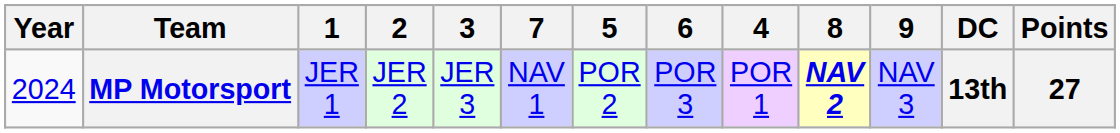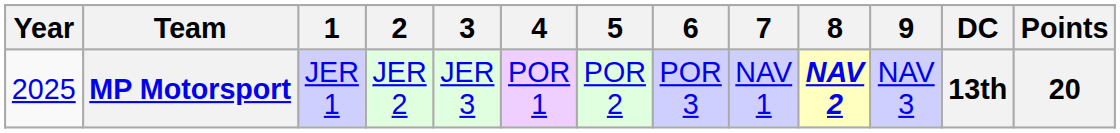columns swapped: (761, 27) <-> (536, 27)
(44, 88) 2024 -> (44, 88) 2025
(1065, 88) 27 -> (1065, 88) 20
